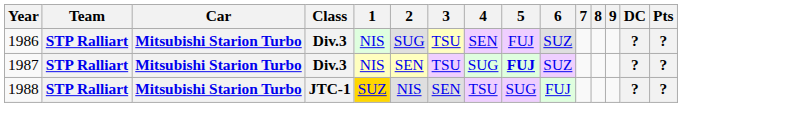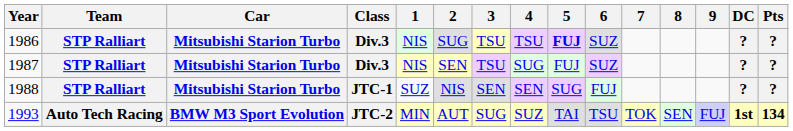(483, 41) SEN -> (529, 41) TSU
(521, 41) normal -> (567, 41) bold
(521, 65) bold -> (567, 65) normal
(372, 89) gold background -> (415, 89) no background
(483, 89) TSU -> (529, 89) SEN
+ row: (23, 114)
